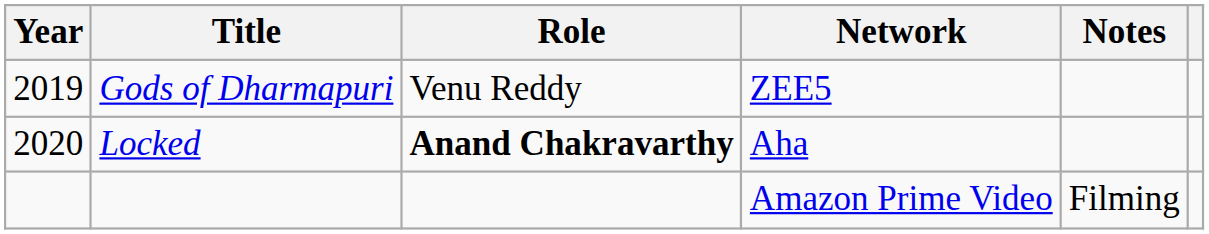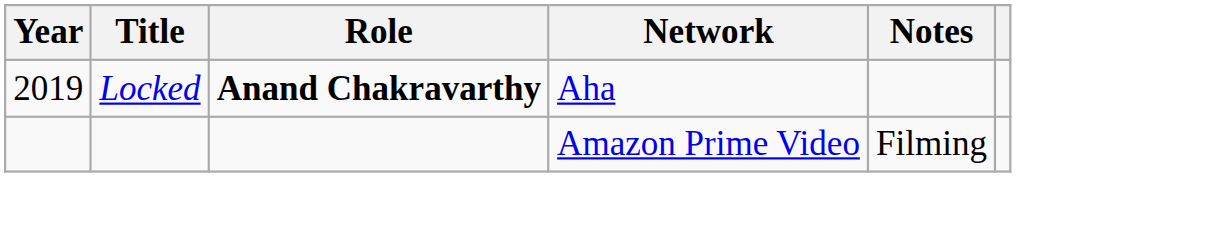- row: (246, 87)
(48, 143) 2020 -> (48, 87) 2019
